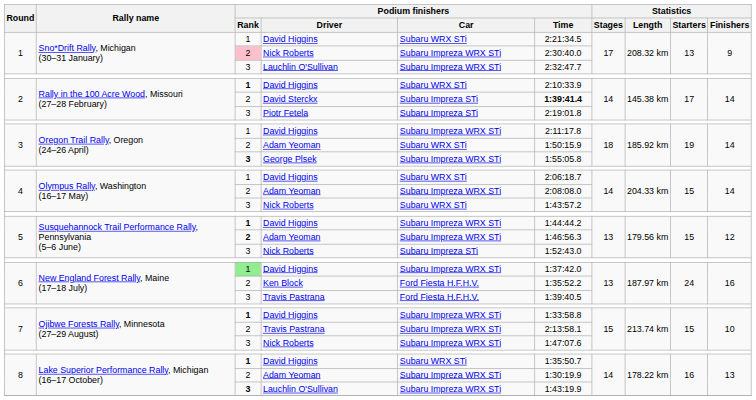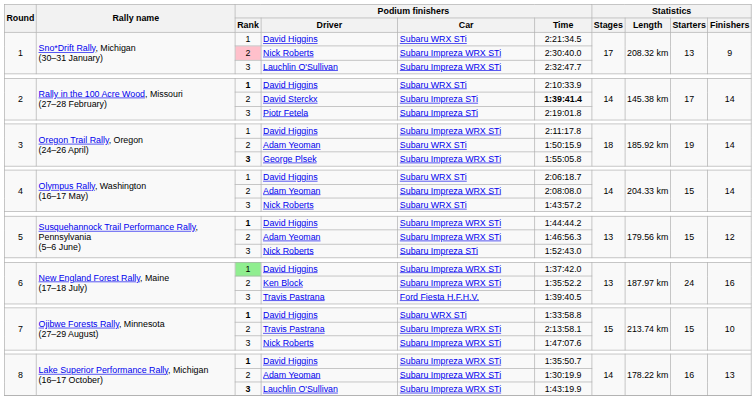(248, 237) bold -> (248, 237) normal
(439, 283) Ford Fiesta H.F.H.V. -> (450, 283) Subaru Impreza WRX STi
(450, 315) Subaru Impreza WRX STi -> (433, 315) Subaru WRX STi
(433, 361) Subaru WRX STi -> (450, 361) Subaru Impreza WRX STi
